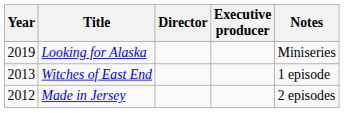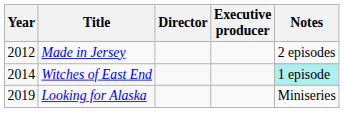rows swapped: (83, 96) <-> (94, 52)
(21, 74) 2013 -> (21, 74) 2014
(304, 74) no background -> (304, 74) paleturquoise background
